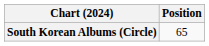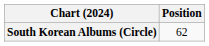(182, 31) 65 -> (182, 31) 62
